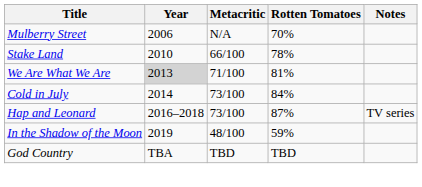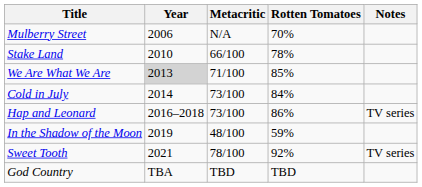(282, 73) 81% -> (282, 73) 85%
(282, 113) 87% -> (282, 113) 86%
+ row: (37, 152)
